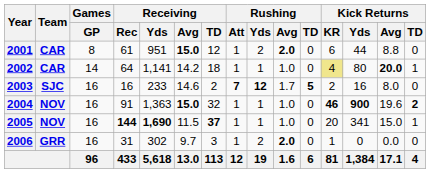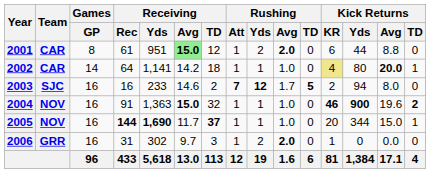(188, 50) no background -> (188, 50) lightgreen background
(360, 86) 16 -> (360, 86) 94
(188, 123) 11.5 -> (188, 123) 11.7
(360, 123) 341 -> (360, 123) 344
